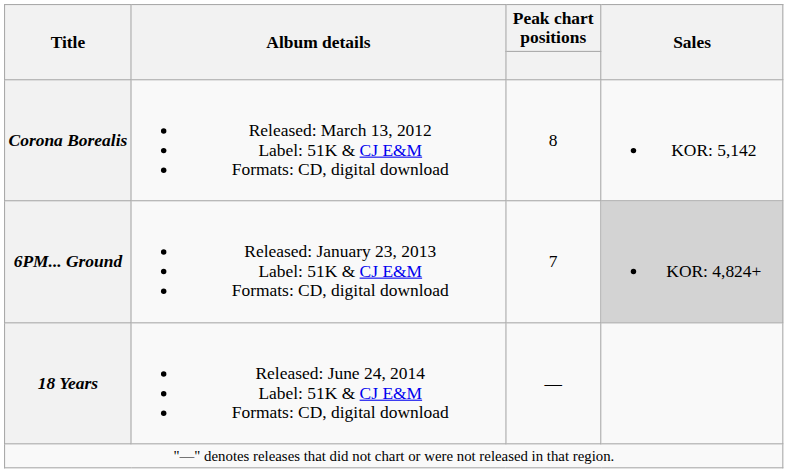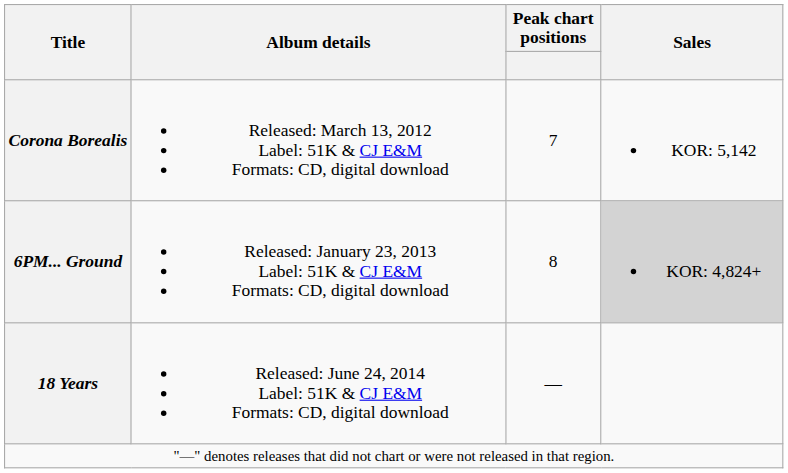(553, 140) 8 -> (553, 140) 7
(553, 261) 7 -> (553, 261) 8
